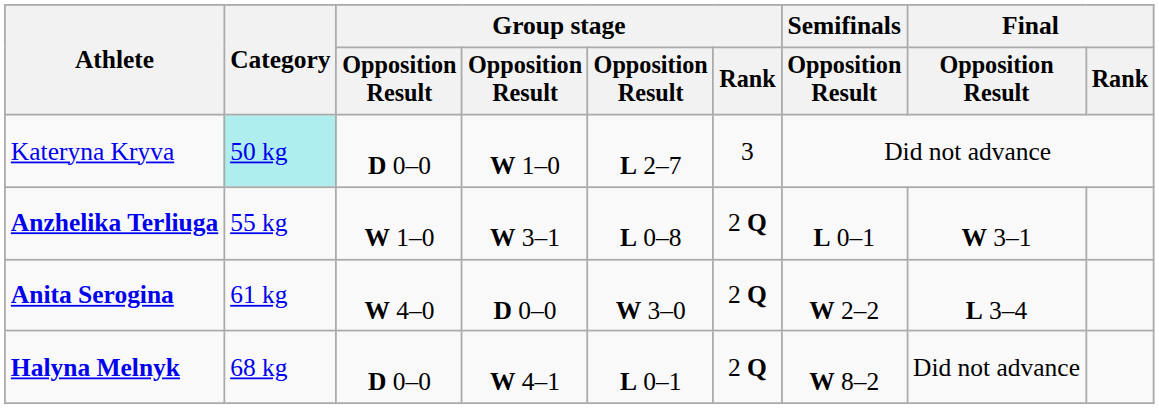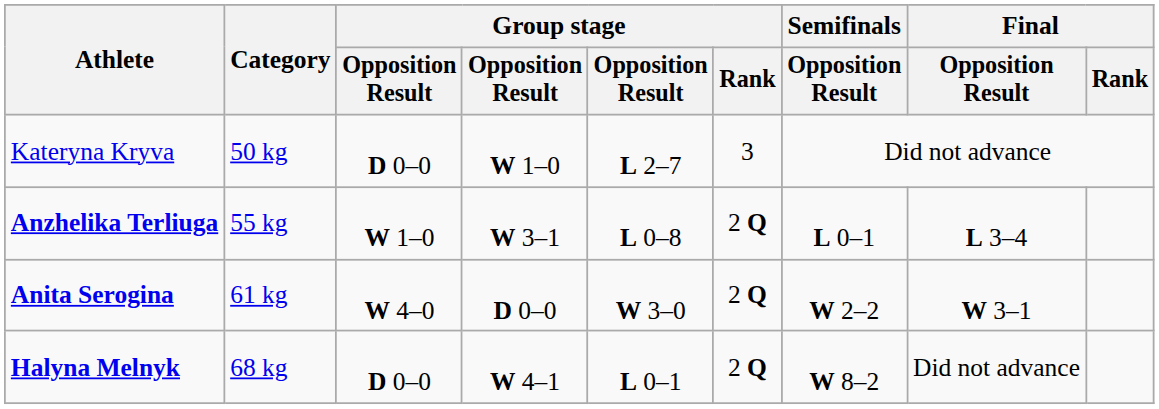(259, 151) paleturquoise background -> (259, 151) no background
(996, 238) W 3–1 -> (996, 238) L 3–4
(996, 310) L 3–4 -> (996, 310) W 3–1
